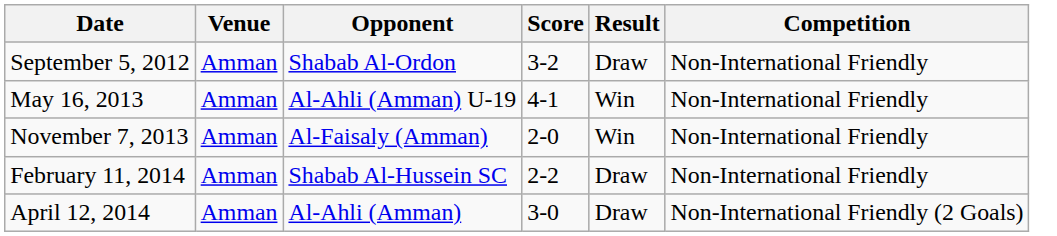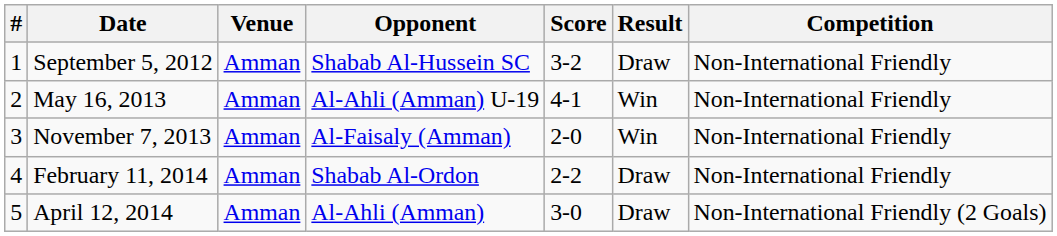+ column: (16, 23)
(372, 61) Shabab Al-Ordon -> (421, 61) Shabab Al-Hussein SC
(398, 174) Shabab Al-Hussein SC -> (395, 174) Shabab Al-Ordon
